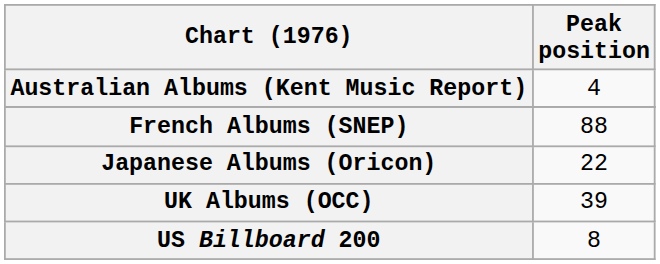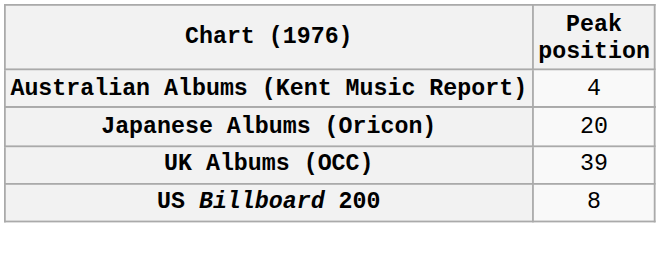- row: (269, 127)
(594, 164) 22 -> (594, 127) 20
